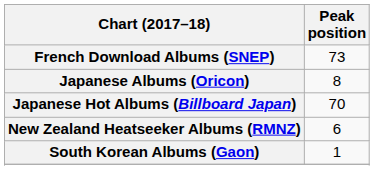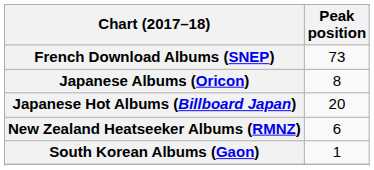(337, 104) 70 -> (337, 104) 20
